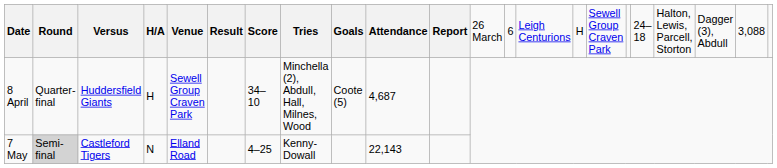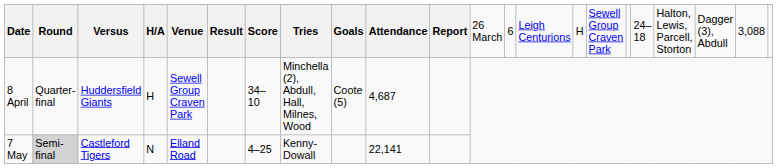(385, 149) 22,143 -> (385, 149) 22,141
